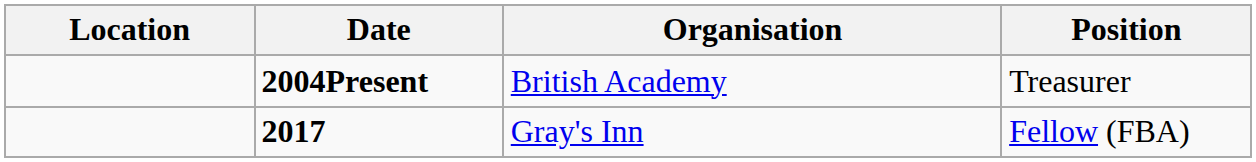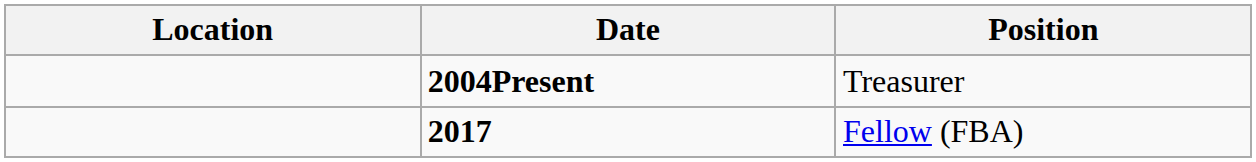- column: (753, 29)
